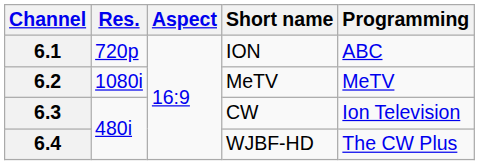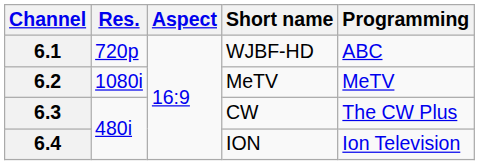(243, 50) ION -> (270, 50) WJBF-HD
(401, 112) Ion Television -> (400, 112) The CW Plus
(270, 143) WJBF-HD -> (243, 143) ION
(400, 143) The CW Plus -> (401, 143) Ion Television
